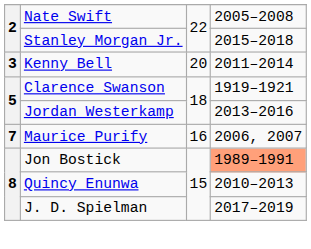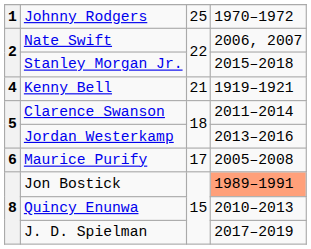+ row: (86, 17)
(254, 17) 2005–2008 -> (258, 40) 2006, 2007
(12, 64) 3 -> (12, 88) 4
(198, 64) 20 -> (198, 88) 21
(254, 64) 2011–2014 -> (254, 88) 1919–1921
(254, 88) 1919–1921 -> (254, 112) 2011–2014
(12, 136) 7 -> (12, 160) 6
(198, 136) 16 -> (198, 160) 17
(258, 136) 2006, 2007 -> (254, 160) 2005–2008
